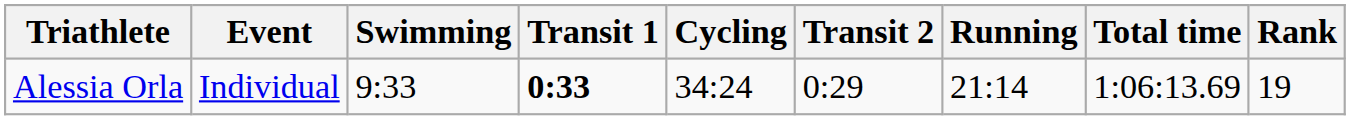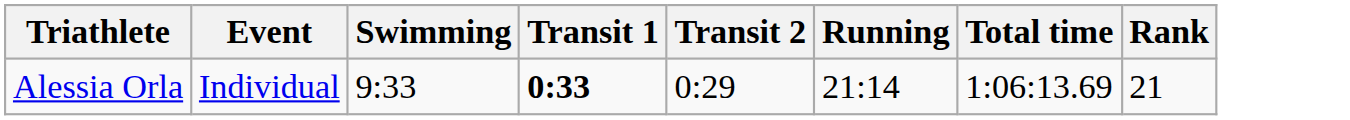- column: (731, 31)
(1274, 85) 19 -> (1146, 85) 21
